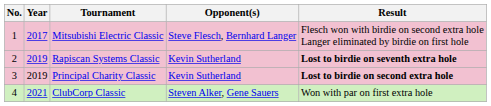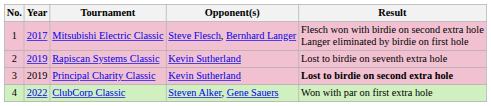(379, 59) bold -> (374, 59) normal
(37, 93) 2021 -> (37, 93) 2022
